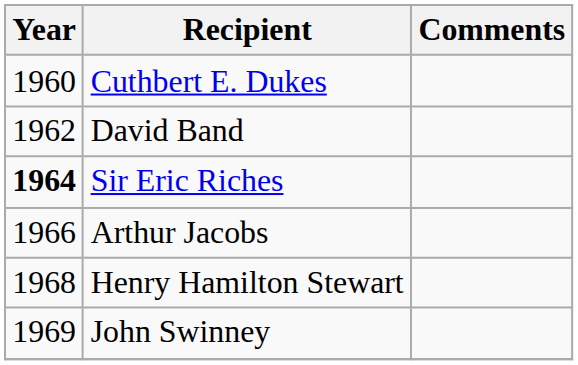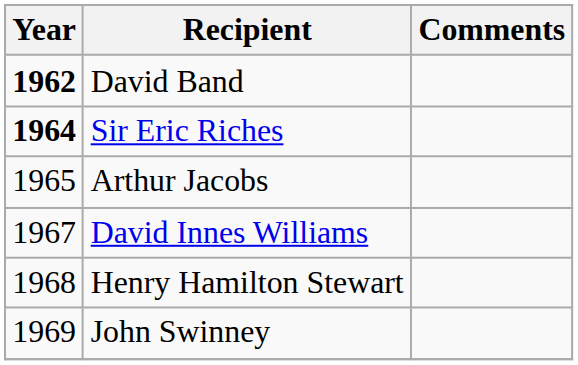- row: (209, 80)
(44, 130) normal -> (44, 80) bold
(44, 231) 1966 -> (44, 181) 1965
+ row: (229, 231)
